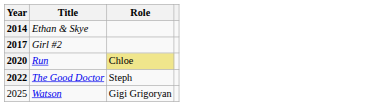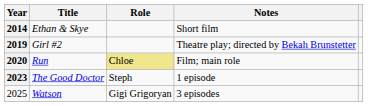+ column: (266, 12)
(17, 45) 2017 -> (17, 45) 2019
(17, 77) 2022 -> (17, 77) 2023
